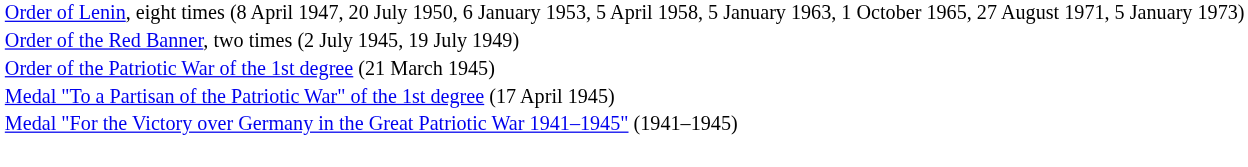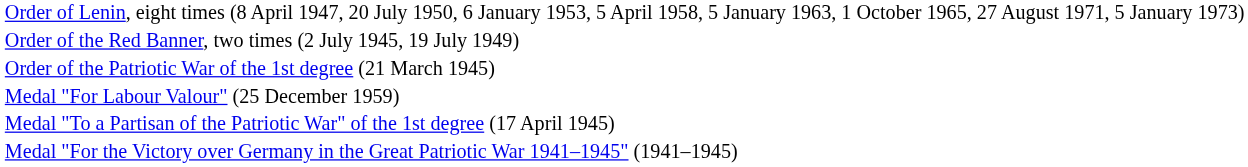+ row: (202, 96)
